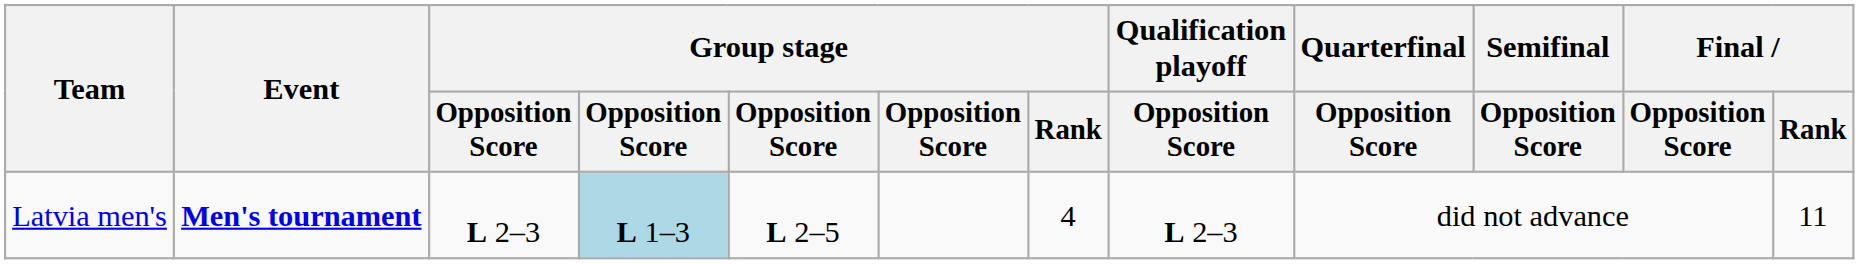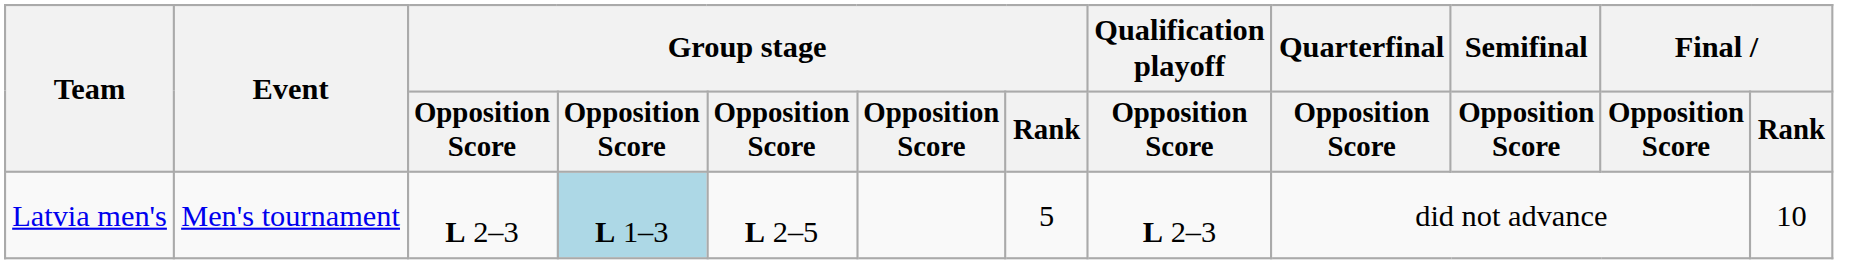(301, 215) bold -> (291, 215) normal
(1068, 215) 4 -> (1047, 215) 5
(1813, 215) 11 -> (1791, 215) 10
